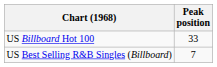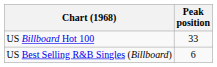(193, 54) 7 -> (193, 54) 6
